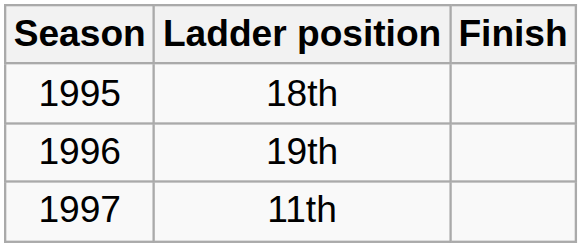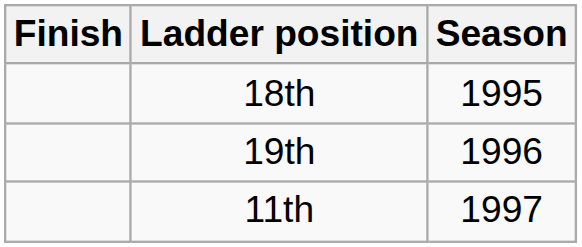columns swapped: (80, 33) <-> (513, 33)
